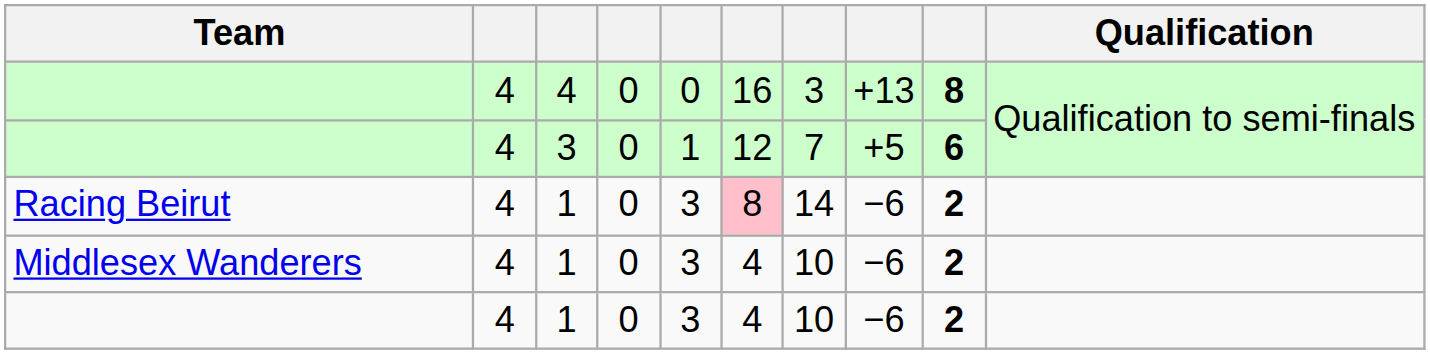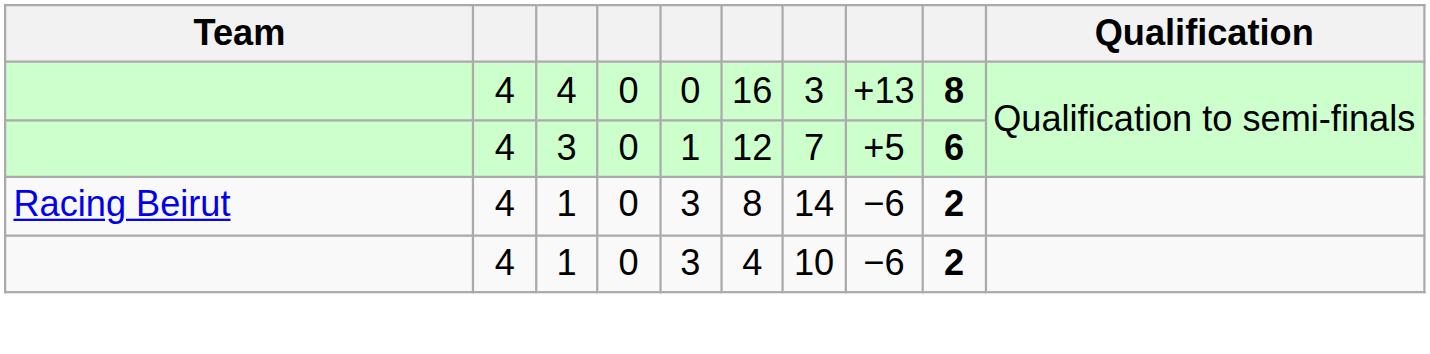(752, 205) pink background -> (752, 205) no background
- row: (188, 262)
